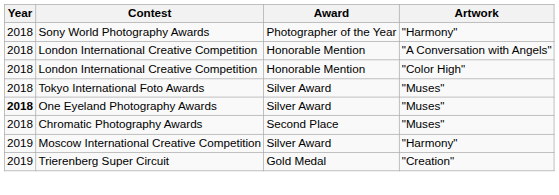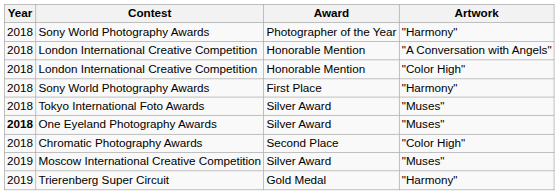+ row: (124, 87)
(423, 124) "Muses" -> (433, 143) "Color High"
(430, 143) "Harmony" -> (423, 161) "Muses"
(428, 161) "Creation" -> (430, 180) "Harmony"
